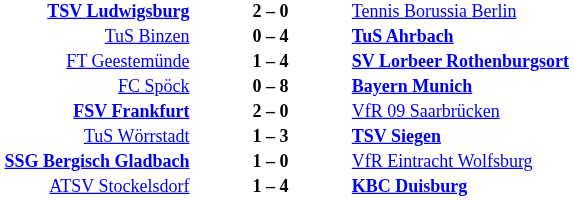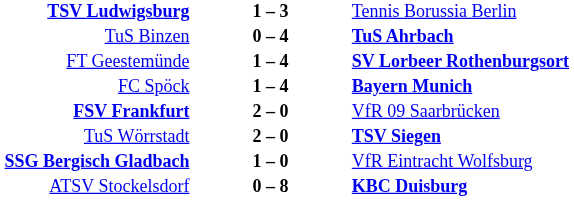(271, 10) 2 – 0 -> (271, 10) 1 – 3
(271, 85) 0 – 8 -> (271, 85) 1 – 4
(271, 135) 1 – 3 -> (271, 135) 2 – 0
(271, 185) 1 – 4 -> (271, 185) 0 – 8
